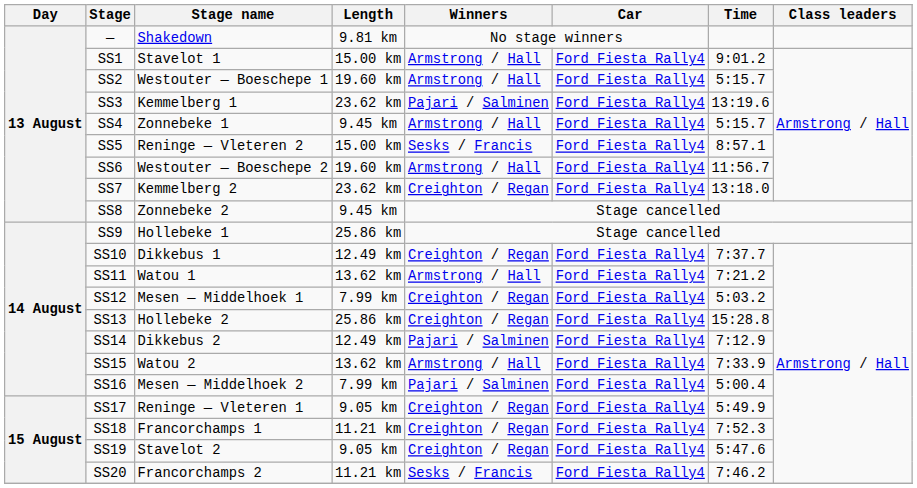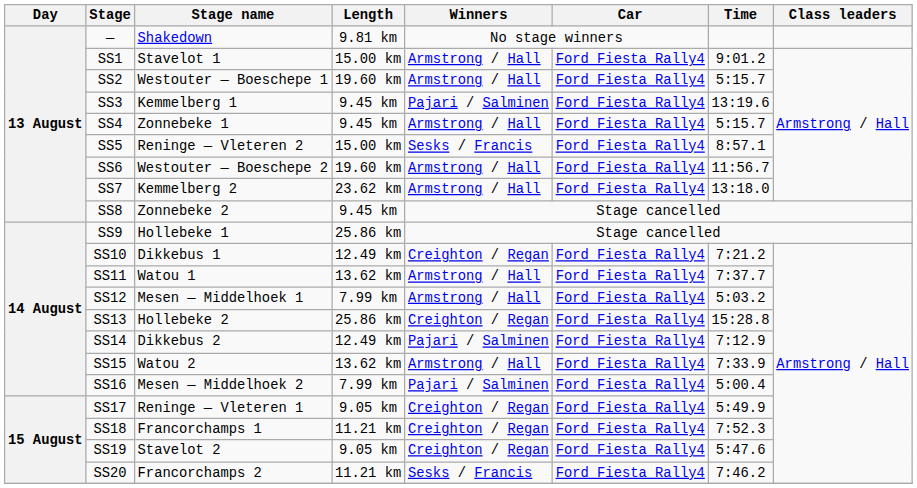(368, 103) 23.62 km -> (368, 103) 9.45 km
(478, 190) Creighton / Regan -> (474, 190) Armstrong / Hall
(741, 255) 7:37.7 -> (741, 255) 7:21.2
(741, 277) 7:21.2 -> (741, 277) 7:37.7
(478, 298) Creighton / Regan -> (474, 298) Armstrong / Hall
